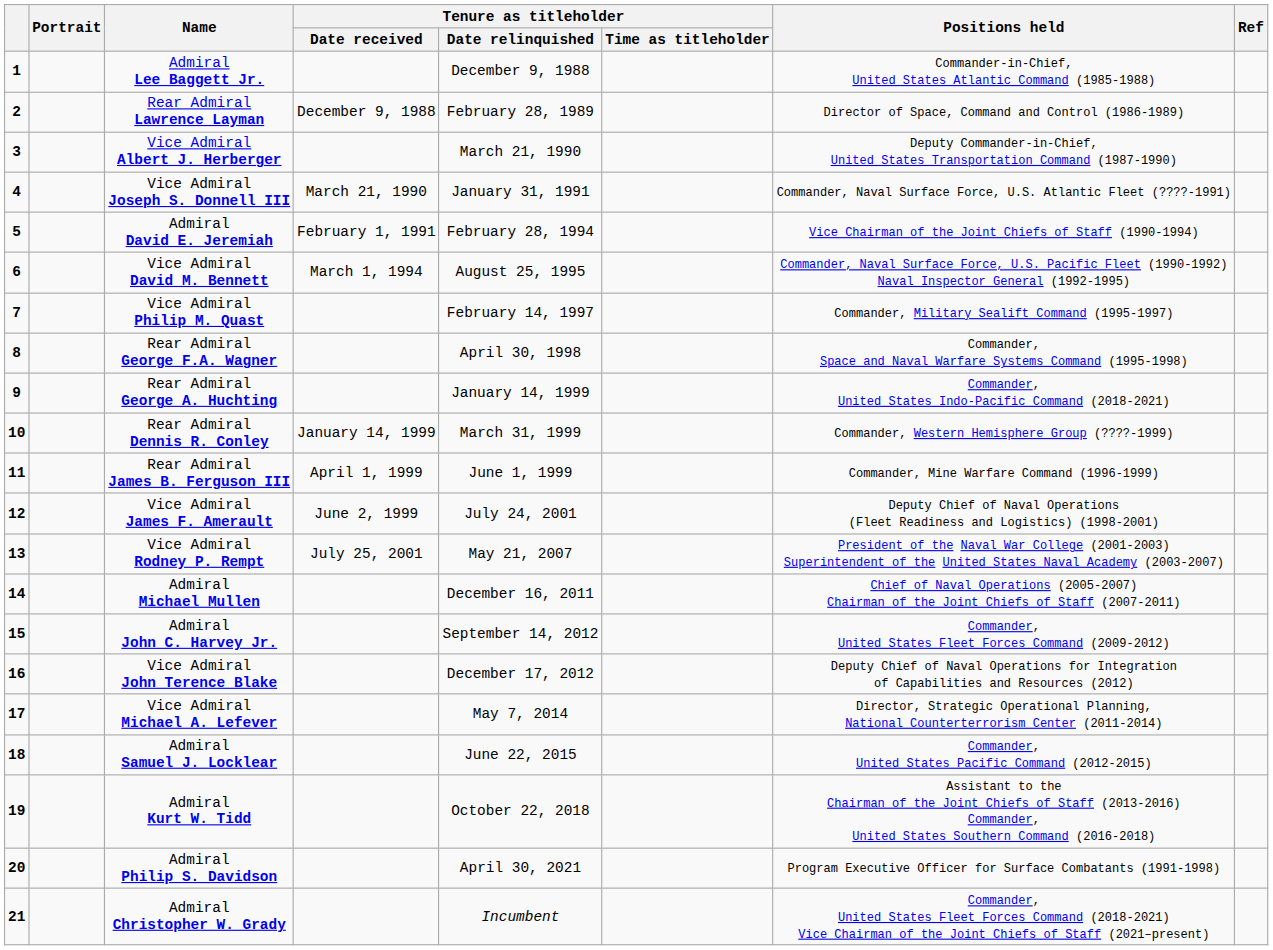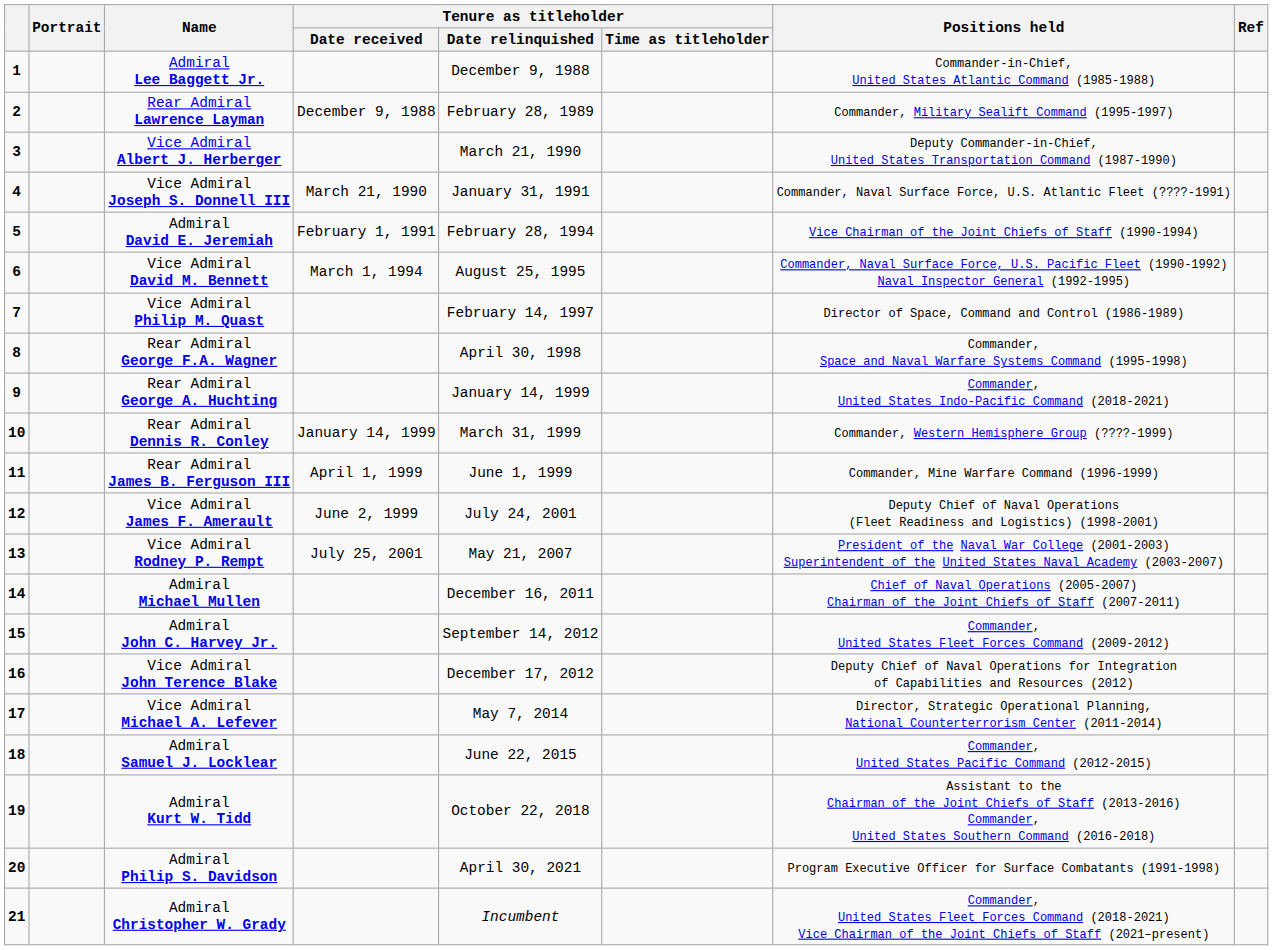(1004, 112) Director of Space, Command and Control (1986-1989) -> (1004, 112) Commander, Military Sealift Command (1995-1997)
(1004, 313) Commander, Military Sealift Command (1995-1997) -> (1004, 313) Director of Space, Command and Control (1986-1989)
